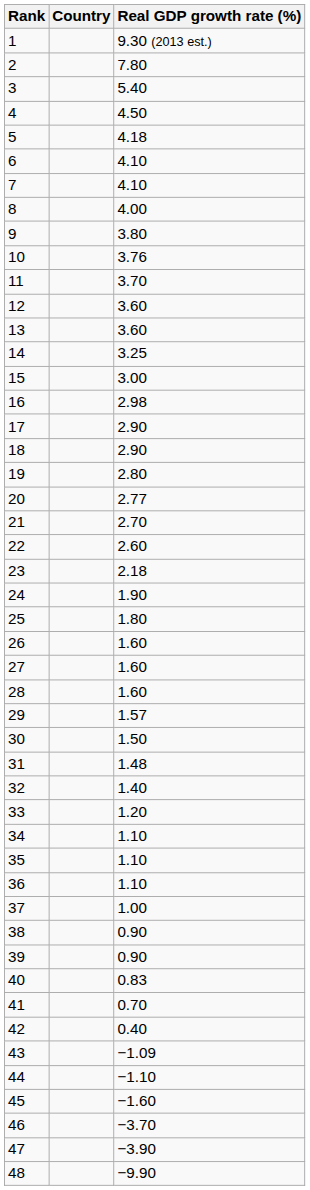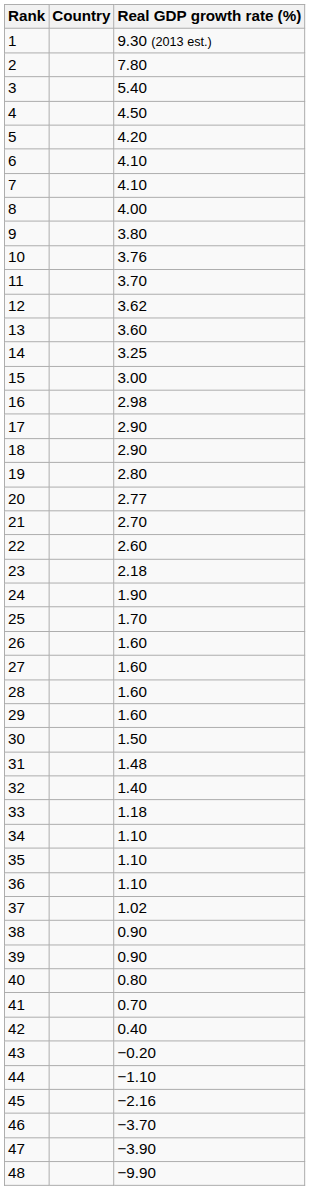(132, 137) 4.18 -> (132, 137) 4.20
(132, 305) 3.60 -> (132, 305) 3.62
(132, 619) 1.80 -> (132, 619) 1.70
(132, 715) 1.57 -> (132, 715) 1.60
(132, 812) 1.20 -> (132, 812) 1.18
(132, 908) 1.00 -> (132, 908) 1.02
(132, 980) 0.83 -> (132, 980) 0.80
(137, 1053) −1.09 -> (137, 1053) −0.20
(137, 1101) −1.60 -> (137, 1101) −2.16
